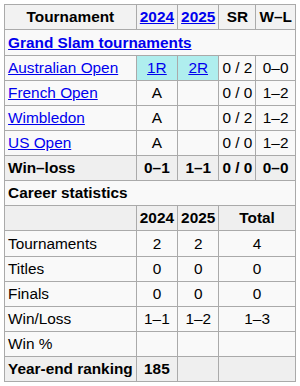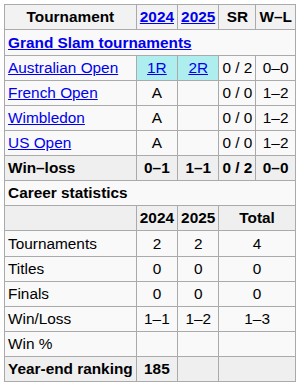(237, 117) 0 / 2 -> (237, 117) 0 / 0
(237, 168) 0 / 0 -> (237, 168) 0 / 2
